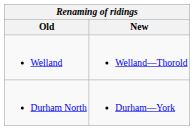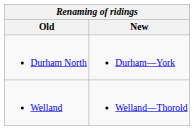rows swapped: (47, 108) <-> (47, 63)
